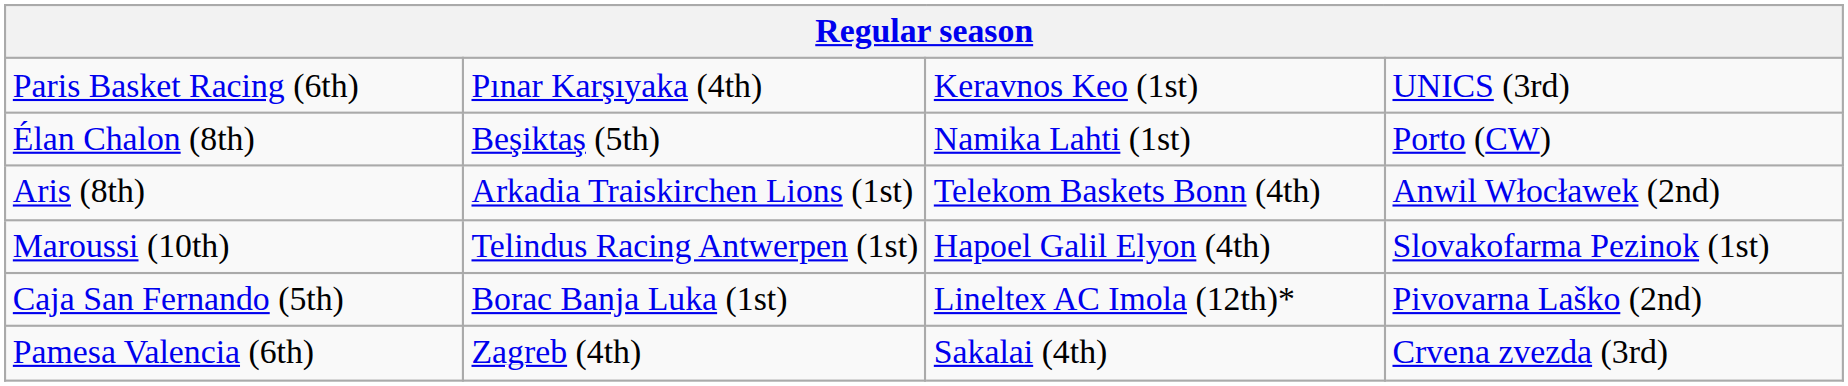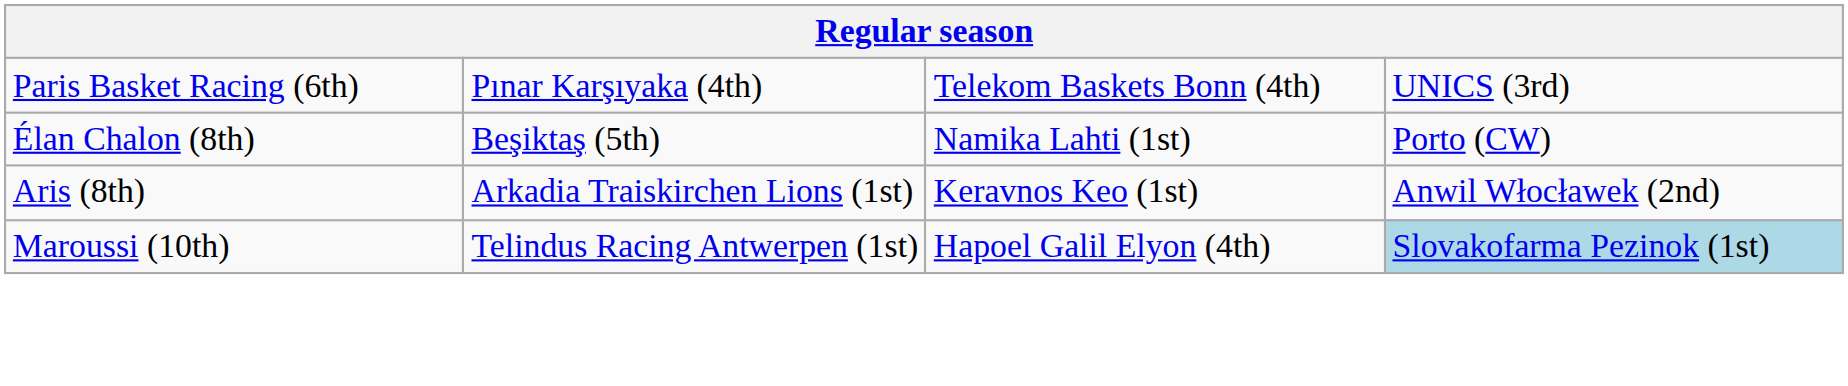(1066, 84) Keravnos Keo (1st) -> (1127, 84) Telekom Baskets Bonn (4th)
(1127, 191) Telekom Baskets Bonn (4th) -> (1066, 191) Keravnos Keo (1st)
(1581, 245) no background -> (1581, 245) lightblue background
- row: (178, 298)
- row: (163, 352)
